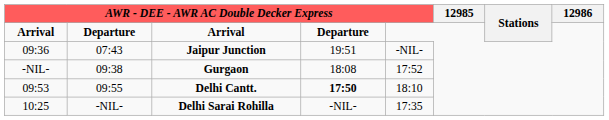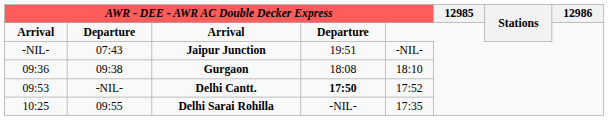(36, 50) 09:36 -> (36, 50) -NIL-
(36, 69) -NIL- -> (36, 69) 09:36
(409, 69) 17:52 -> (409, 69) 18:10
(109, 87) 09:55 -> (109, 87) -NIL-
(409, 87) 18:10 -> (409, 87) 17:52
(109, 106) -NIL- -> (109, 106) 09:55
